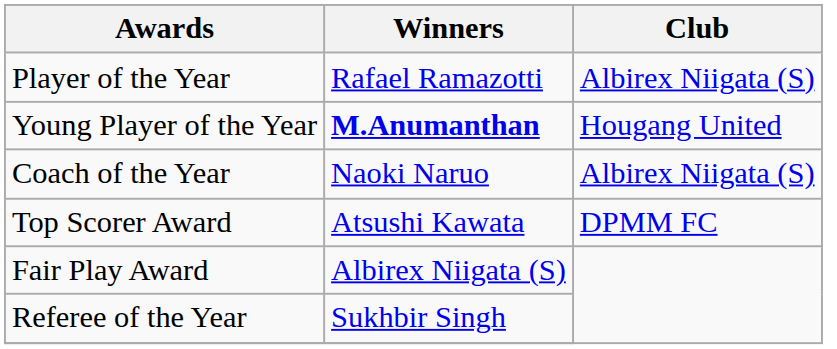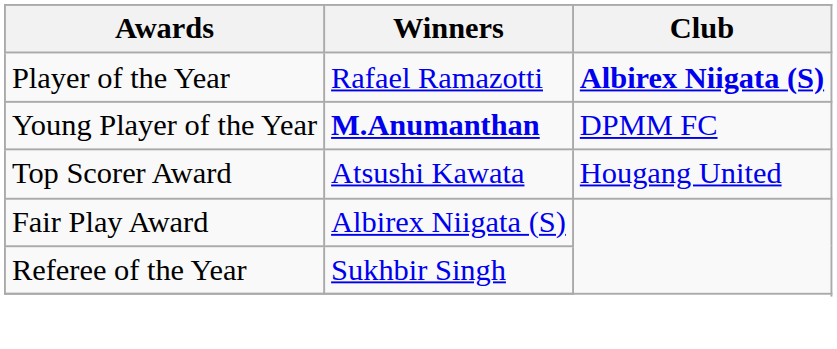(697, 76) normal -> (702, 76) bold
(681, 125) Hougang United -> (649, 125) DPMM FC
- row: (121, 173)
(649, 221) DPMM FC -> (681, 173) Hougang United
